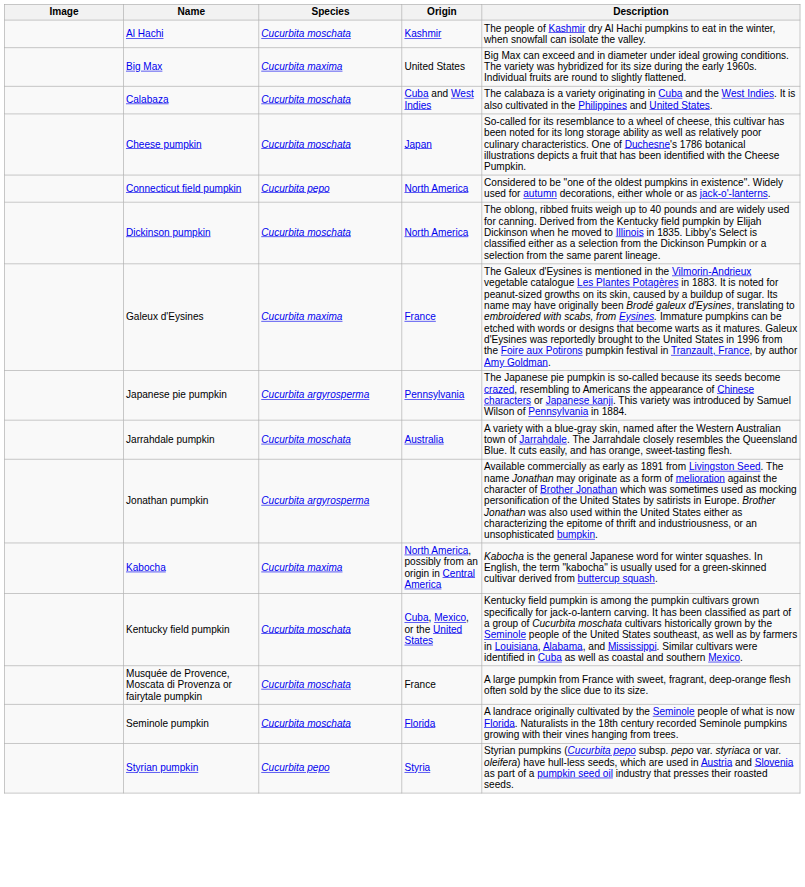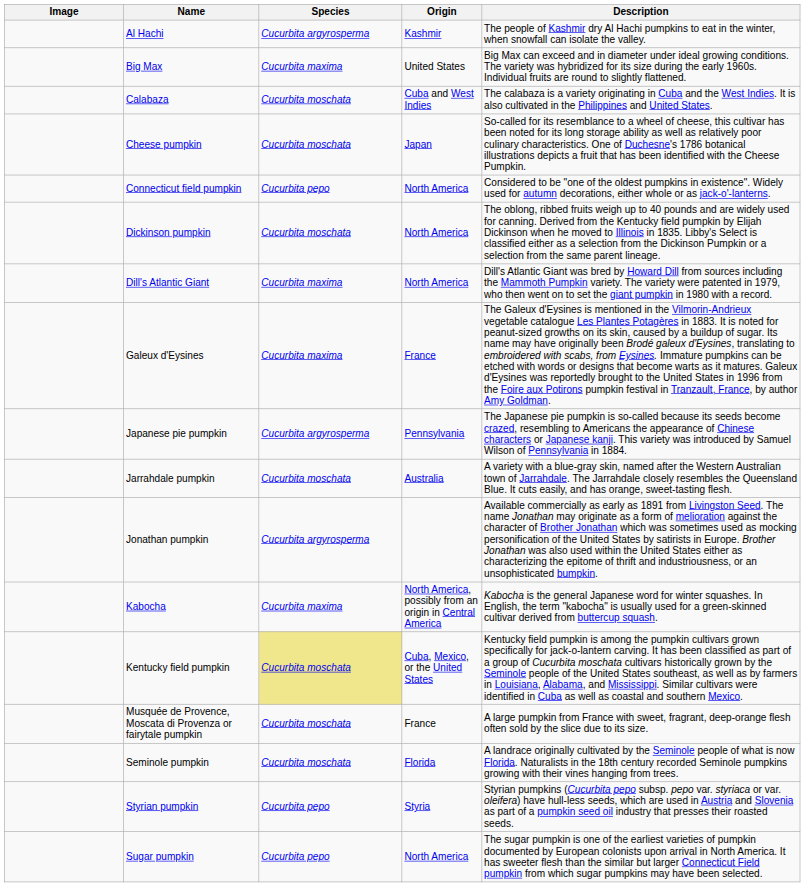(306, 34) Cucurbita moschata -> (315, 34) Cucurbita argyrosperma
+ row: (168, 283)
(306, 629) no background -> (306, 668) khaki background
+ row: (160, 856)
